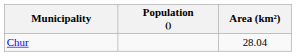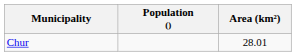(255, 42) 28.04 -> (255, 42) 28.01
